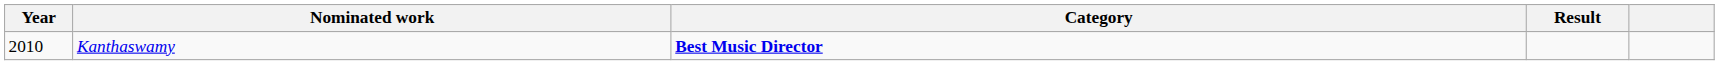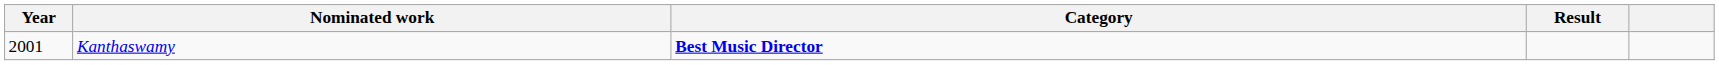(26, 45) 2010 -> (26, 45) 2001
